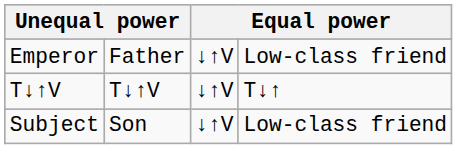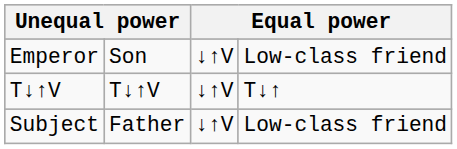(147, 57) Father -> (128, 57) Son
(128, 126) Son -> (147, 126) Father
